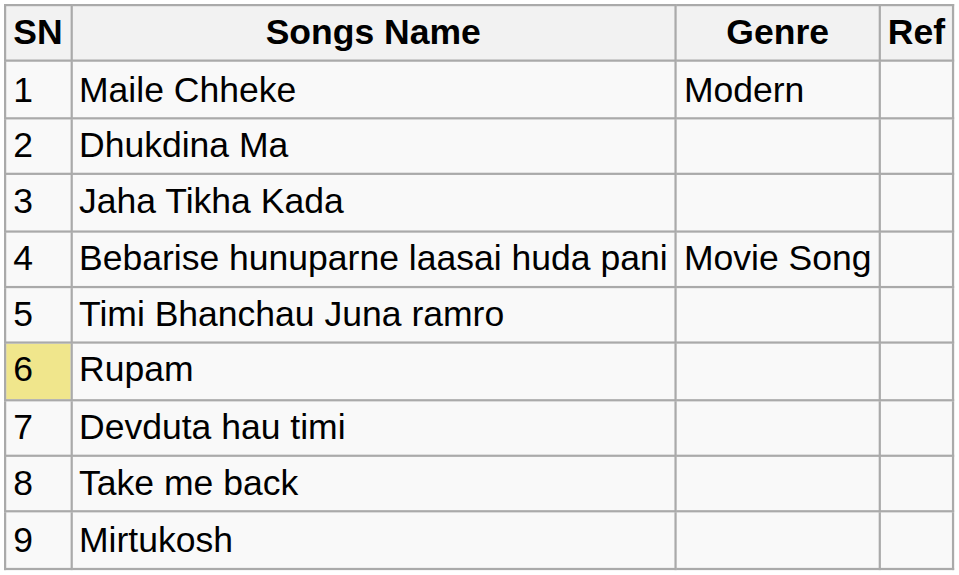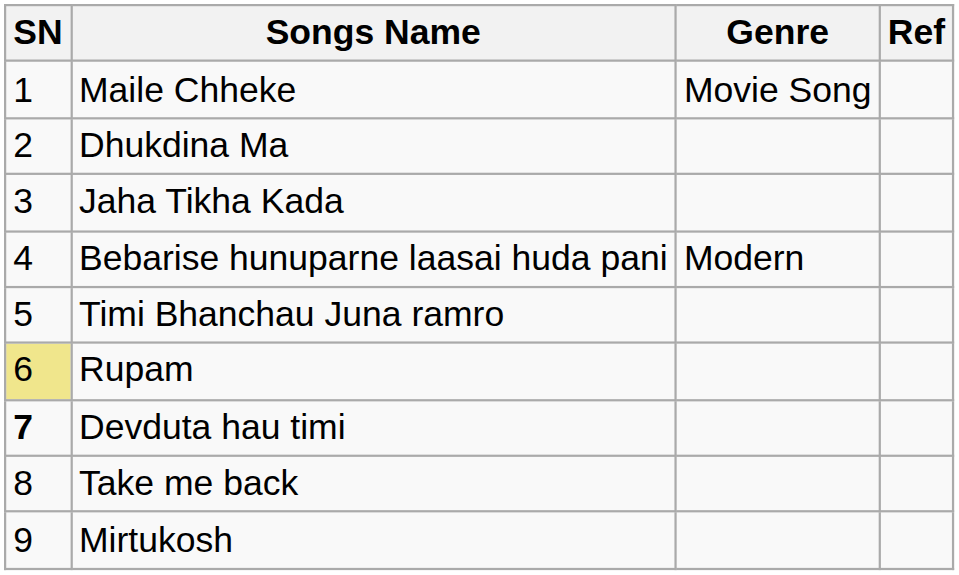(744, 88) Modern -> (778, 88) Movie Song
(778, 257) Movie Song -> (744, 257) Modern
(23, 426) normal -> (23, 426) bold
